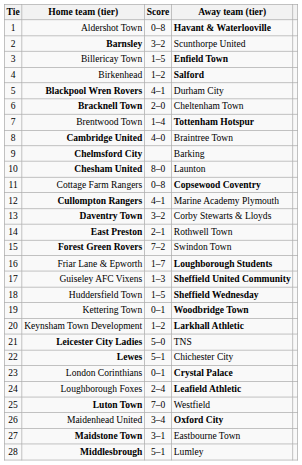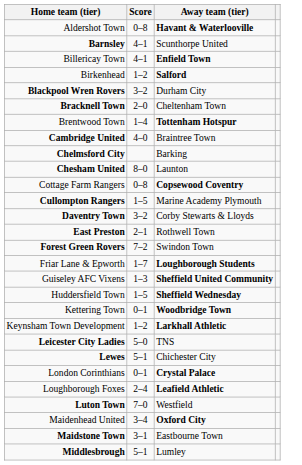- column: (13, 11)
(158, 43) 3–2 -> (140, 43) 4–1
(158, 59) 1–5 -> (140, 59) 4–1
(158, 90) 4–1 -> (140, 90) 3–2
(158, 200) 4–1 -> (140, 200) 1–5
